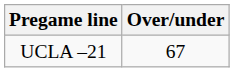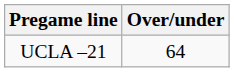(176, 50) 67 -> (176, 50) 64
